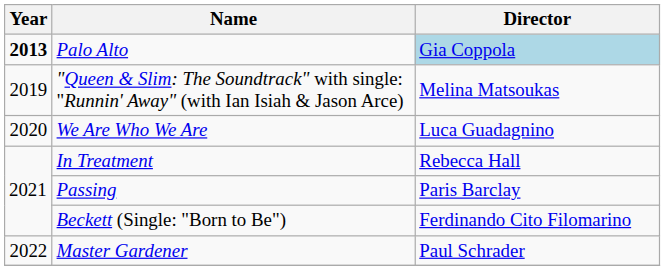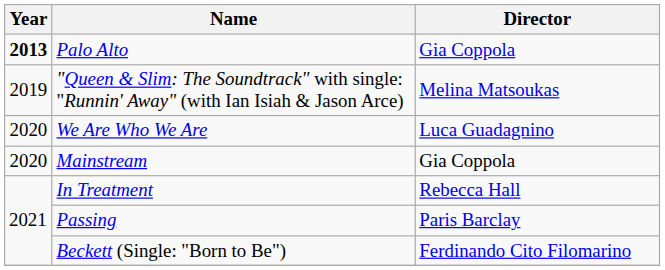(467, 49) lightblue background -> (467, 49) no background
+ row: (102, 160)
- row: (122, 250)
